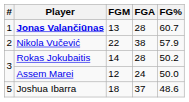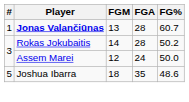- row: (48, 43)
(140, 89) 37 -> (140, 74) 35
